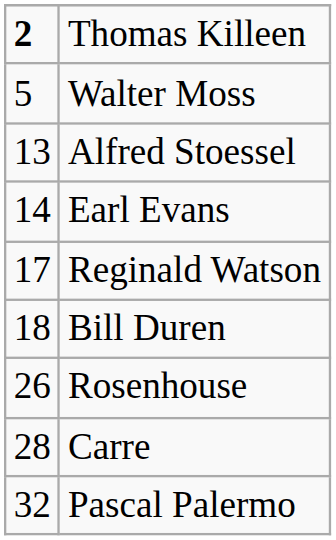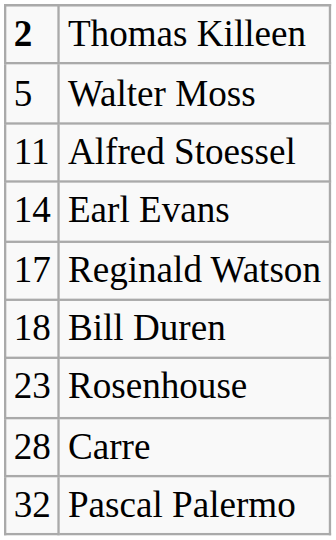(32, 151) 13 -> (32, 151) 11
(32, 387) 26 -> (32, 387) 23
